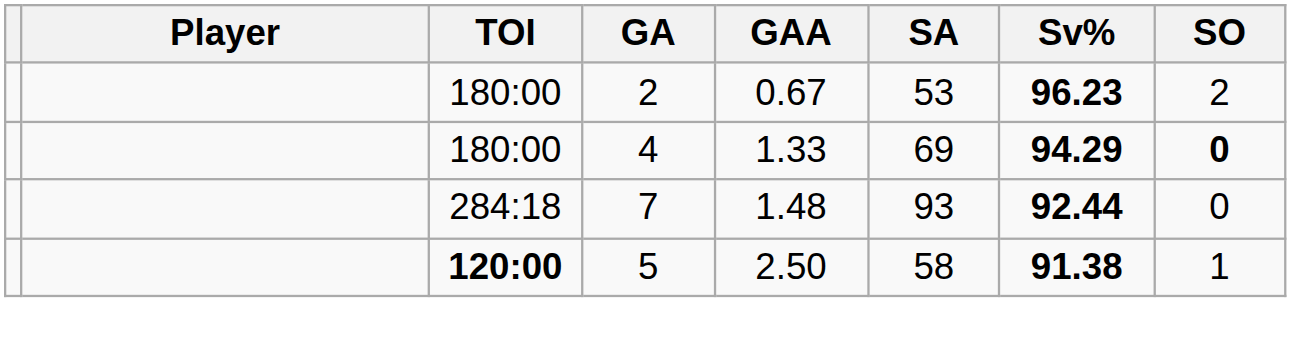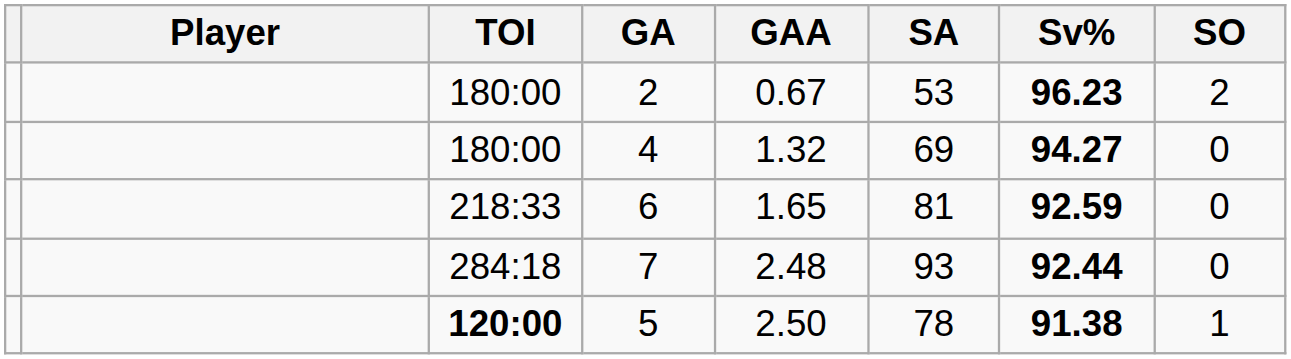(791, 149) 1.33 -> (791, 149) 1.32
(1077, 149) 94.29 -> (1077, 149) 94.27
(1220, 149) bold -> (1220, 149) normal
+ row: (648, 207)
(791, 207) 1.48 -> (791, 265) 2.48
(934, 265) 58 -> (934, 324) 78
